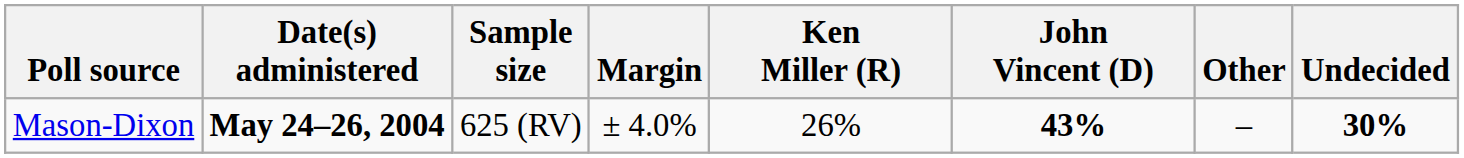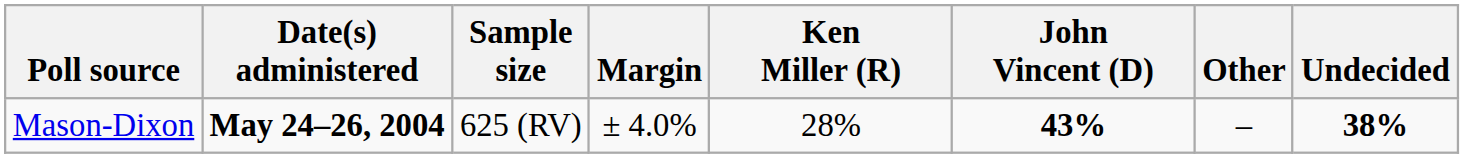(831, 124) 26% -> (831, 124) 28%
(1375, 124) 30% -> (1375, 124) 38%
